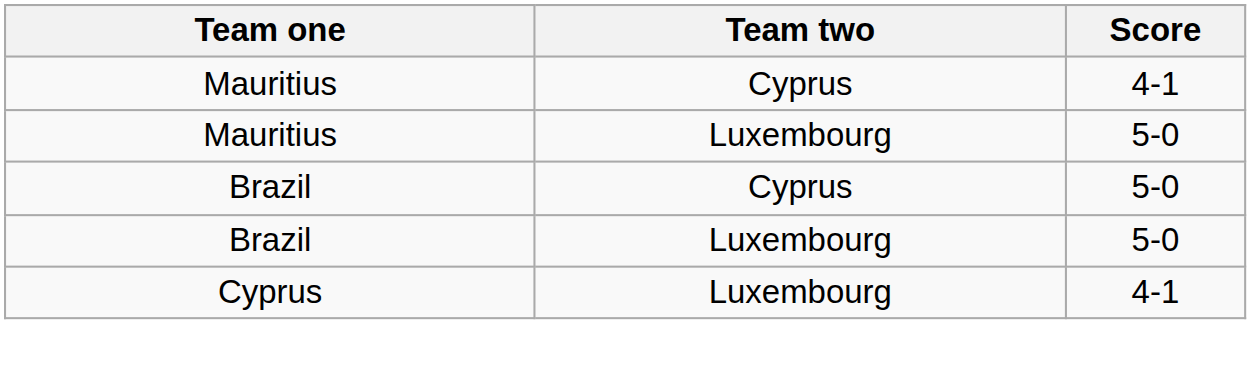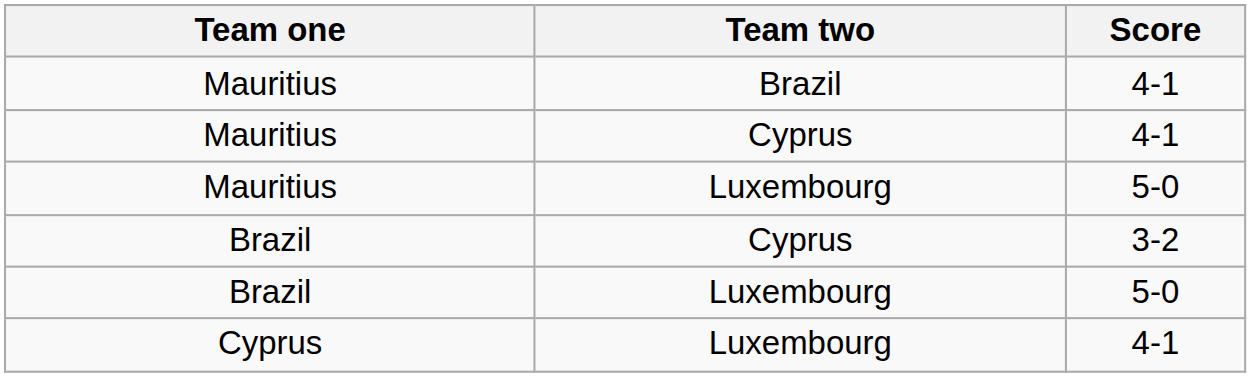+ row: (270, 82)
(1155, 187) 5-0 -> (1155, 239) 3-2
